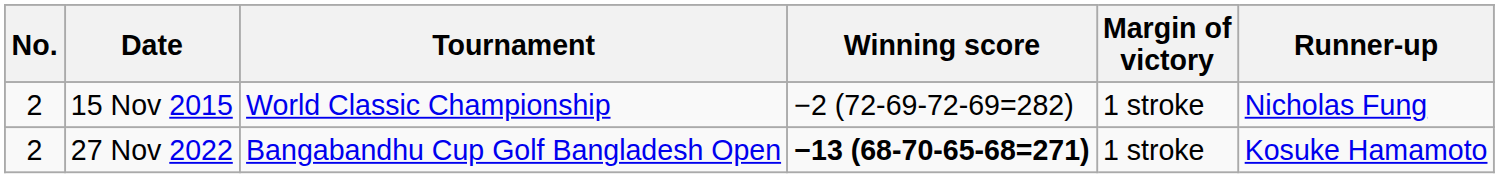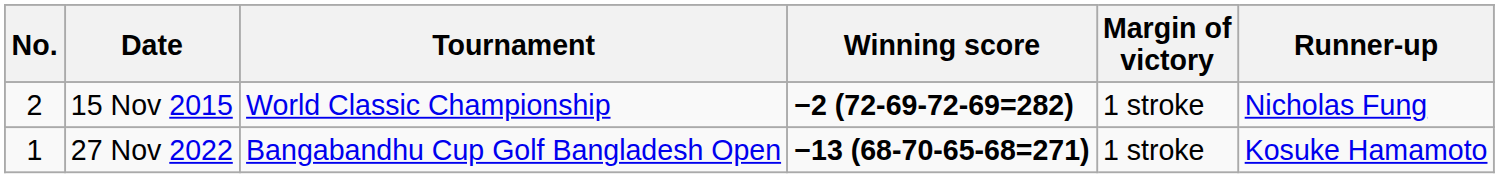(934, 105) normal -> (934, 105) bold
(35, 150) 2 -> (35, 150) 1
